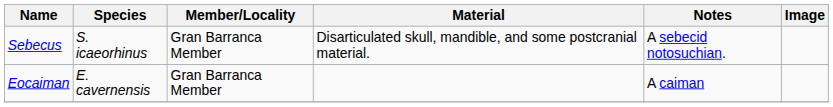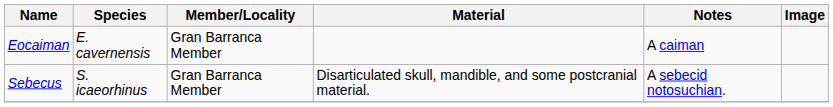rows swapped: (39, 83) <-> (35, 45)
